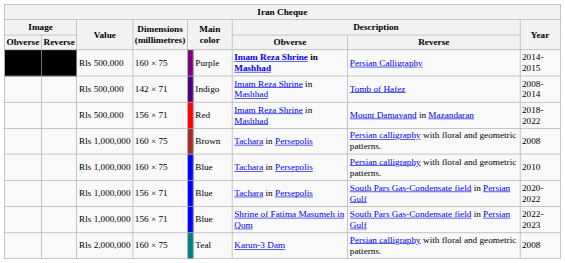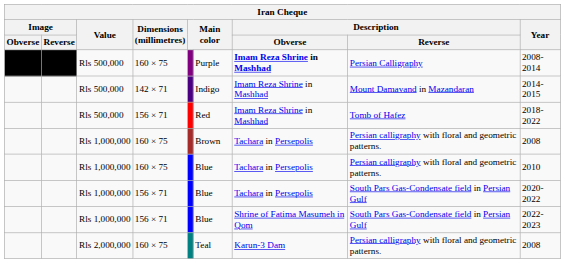(533, 63) 2014-2015 -> (533, 63) 2008-2014
(378, 89) Tomb of Hafez -> (412, 89) Mount Damavand in Mazandaran
(533, 89) 2008-2014 -> (533, 89) 2014-2015
(412, 115) Mount Damavand in Mazandaran -> (378, 115) Tomb of Hafez
